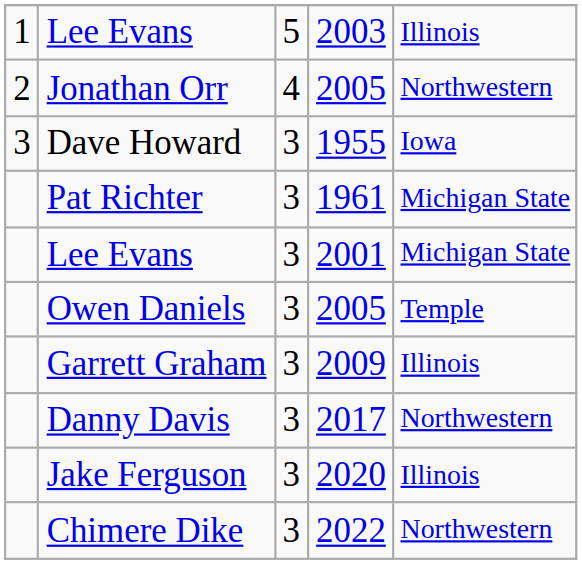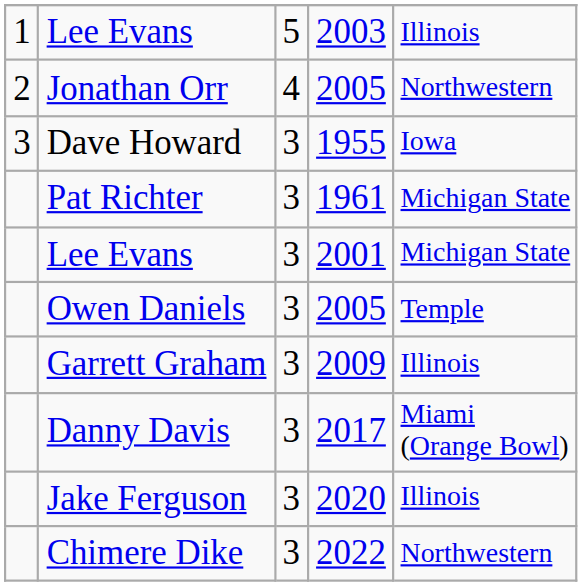(476, 419) Northwestern -> (485, 431) Miami (Orange Bowl)
